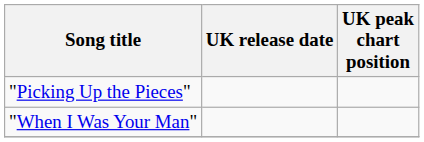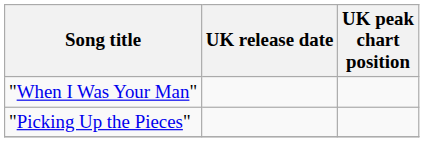rows swapped: (103, 121) <-> (100, 91)
